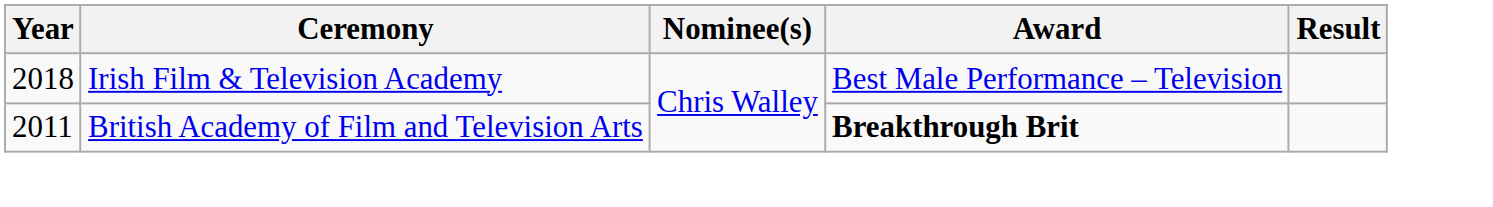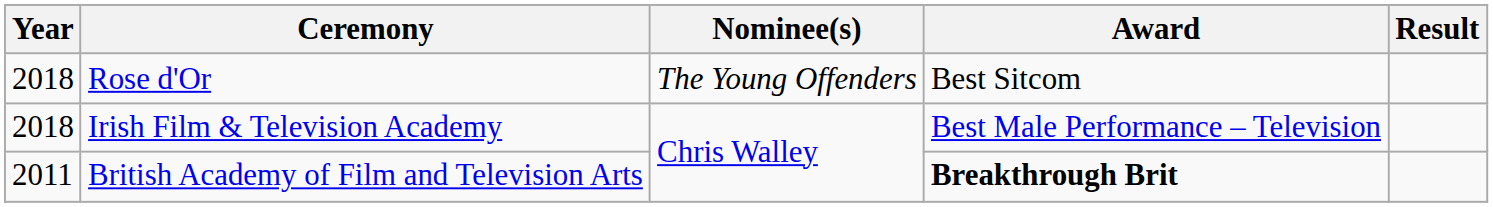+ row: (150, 77)
